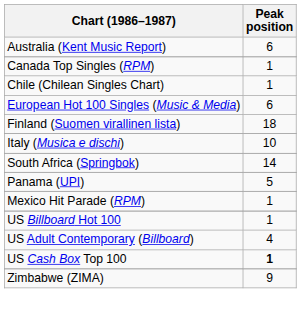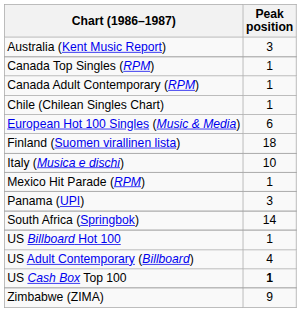(270, 47) 6 -> (270, 47) 3
+ row: (103, 85)
rows swapped: (76, 201) <-> (73, 162)
(270, 182) 5 -> (270, 201) 3
